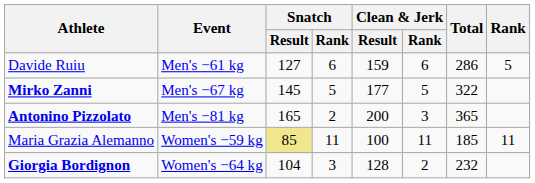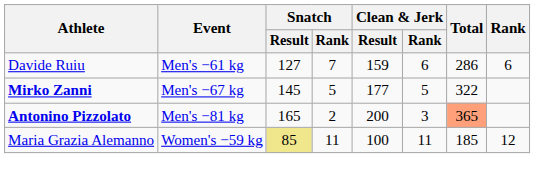(332, 65) 6 -> (332, 65) 7
(508, 65) 5 -> (508, 65) 6
(467, 115) no background -> (467, 115) lightsalmon background
(508, 140) 11 -> (508, 140) 12
- row: (69, 165)
